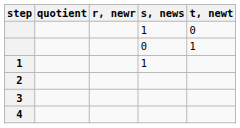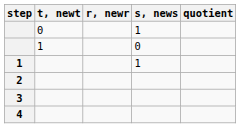columns swapped: (62, 13) <-> (211, 13)
